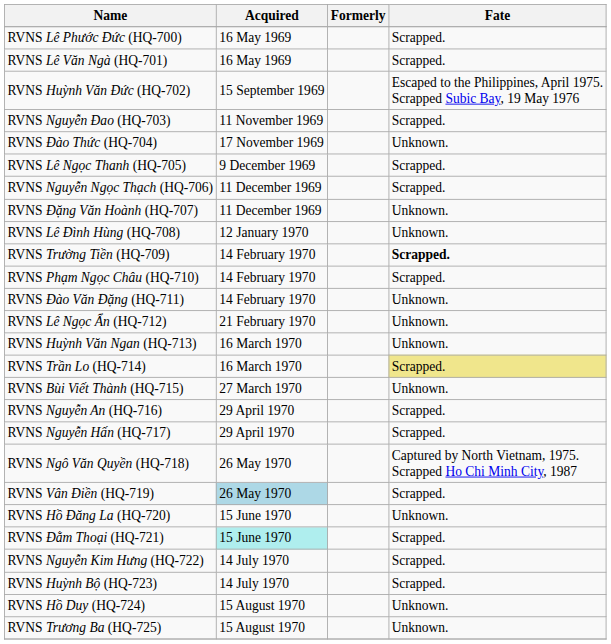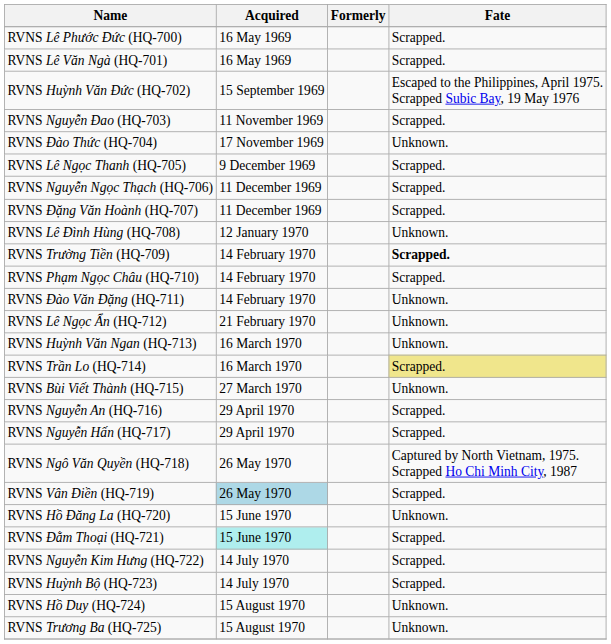(420, 210) Unknown. -> (419, 210) Scrapped.
